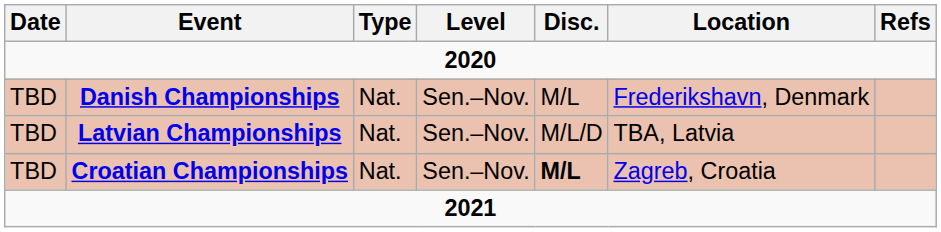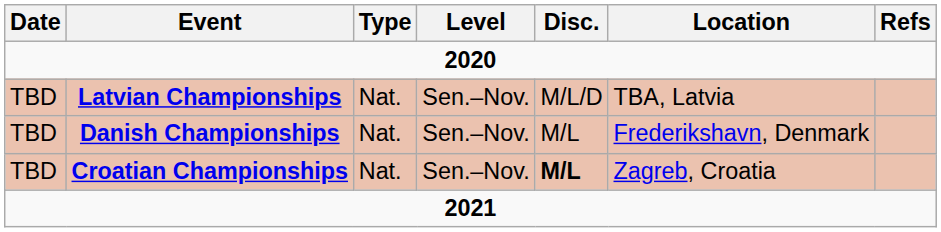rows swapped: (210, 97) <-> (210, 134)
